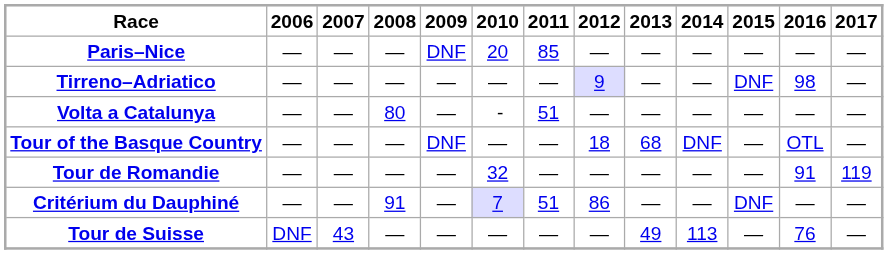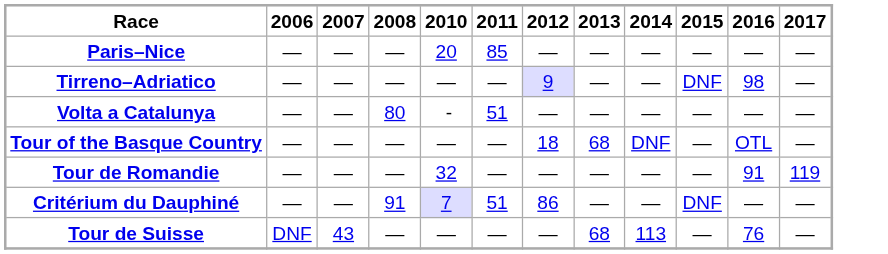- column: (446, 21)
(651, 233) 49 -> (599, 233) 68
